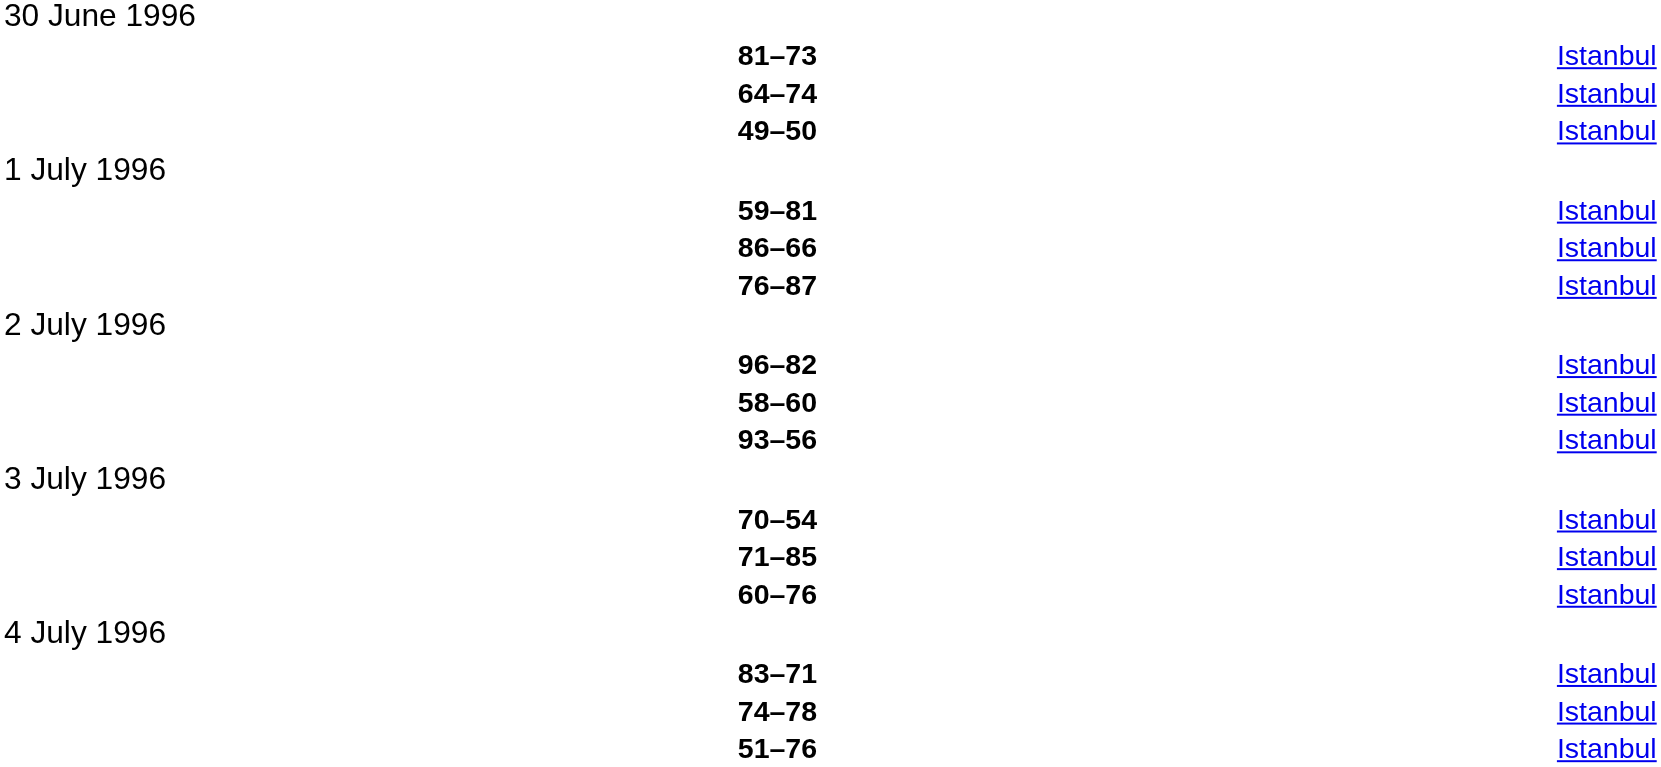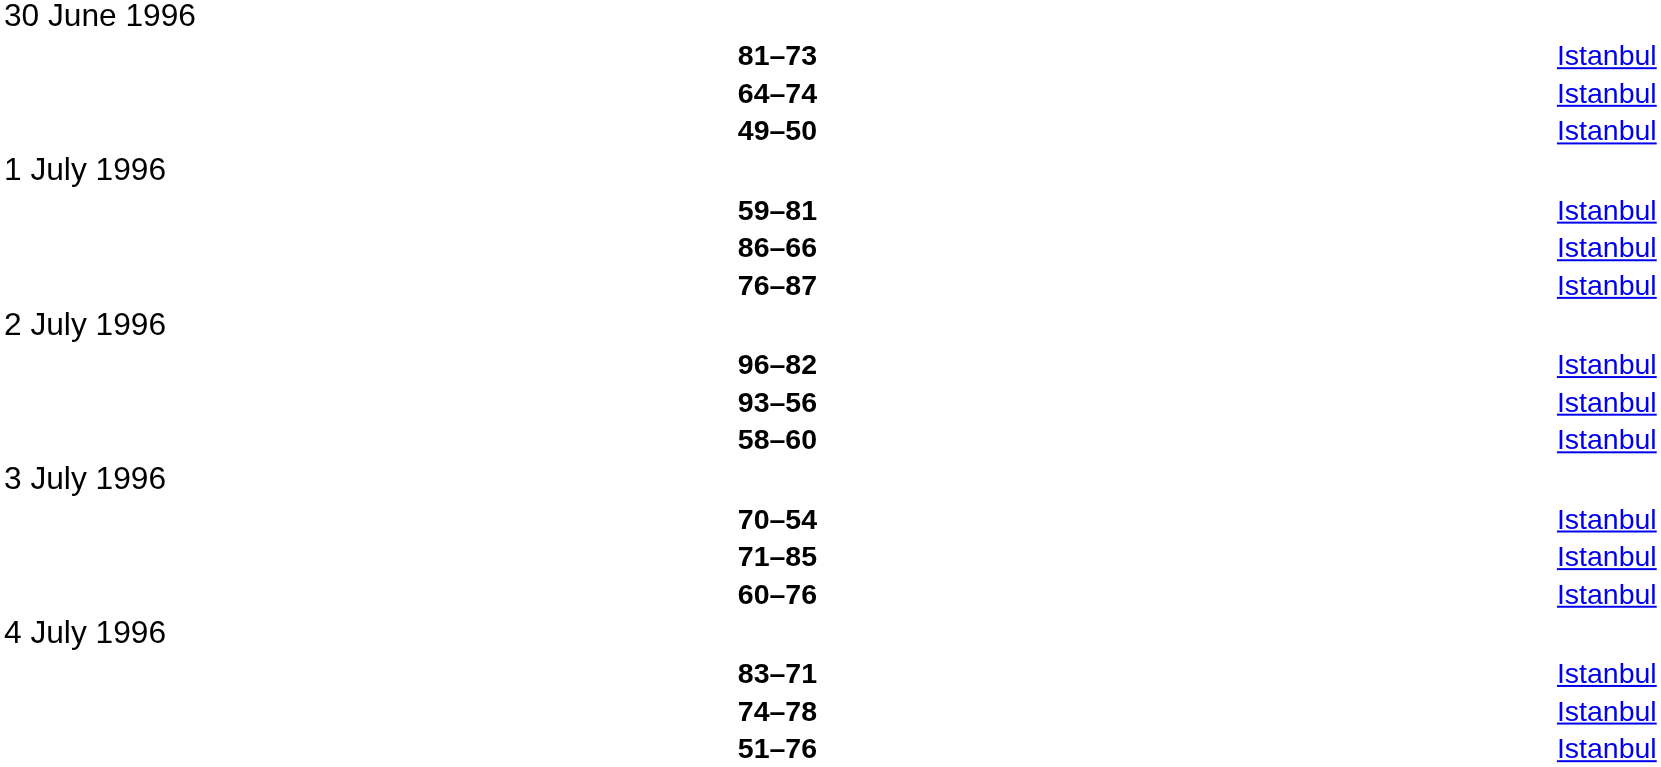rows swapped: (313, 439) <-> (313, 402)
